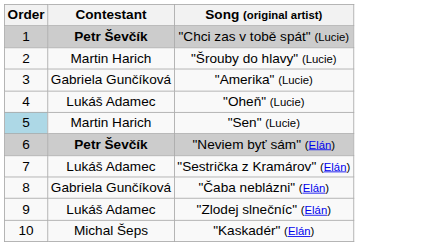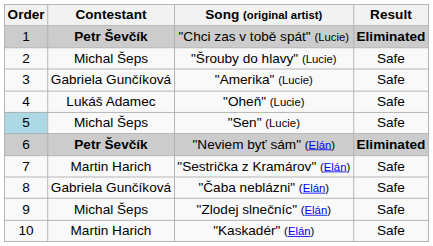+ column: (391, 15)
(111, 58) Martin Harich -> (111, 58) Michal Šeps
(111, 123) Martin Harich -> (111, 123) Michal Šeps
(111, 166) Lukáš Adamec -> (111, 166) Martin Harich
(111, 209) Lukáš Adamec -> (111, 209) Michal Šeps
(111, 230) Michal Šeps -> (111, 230) Martin Harich
